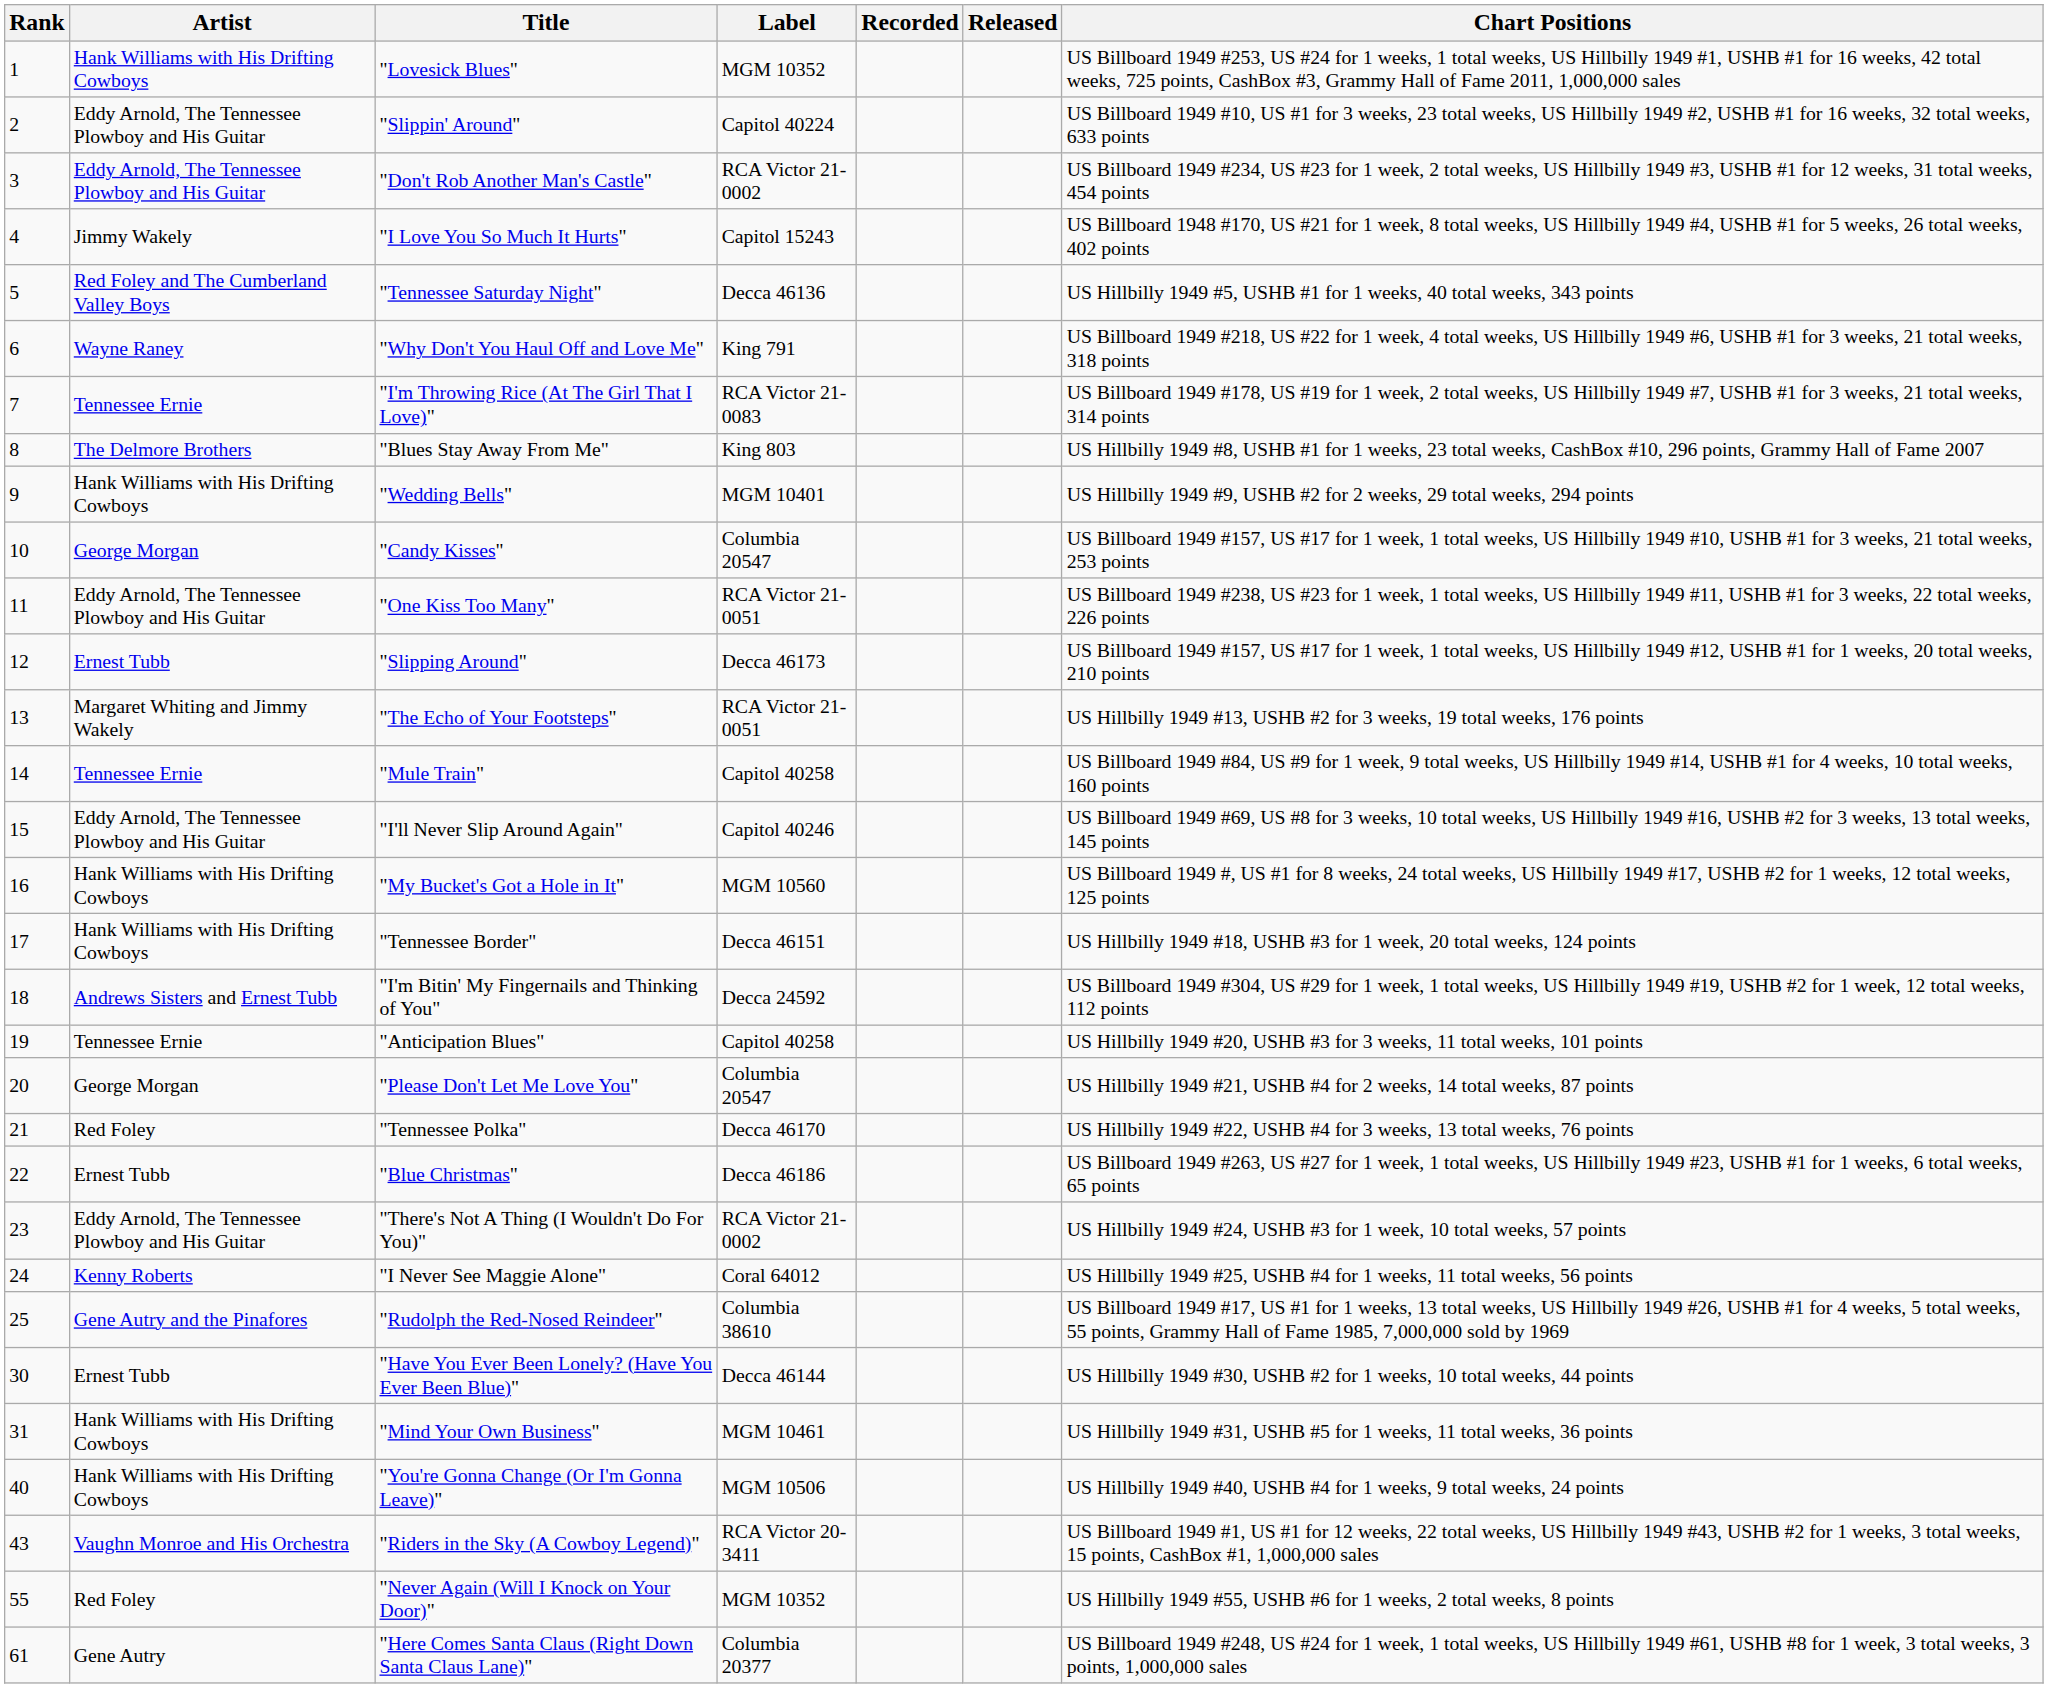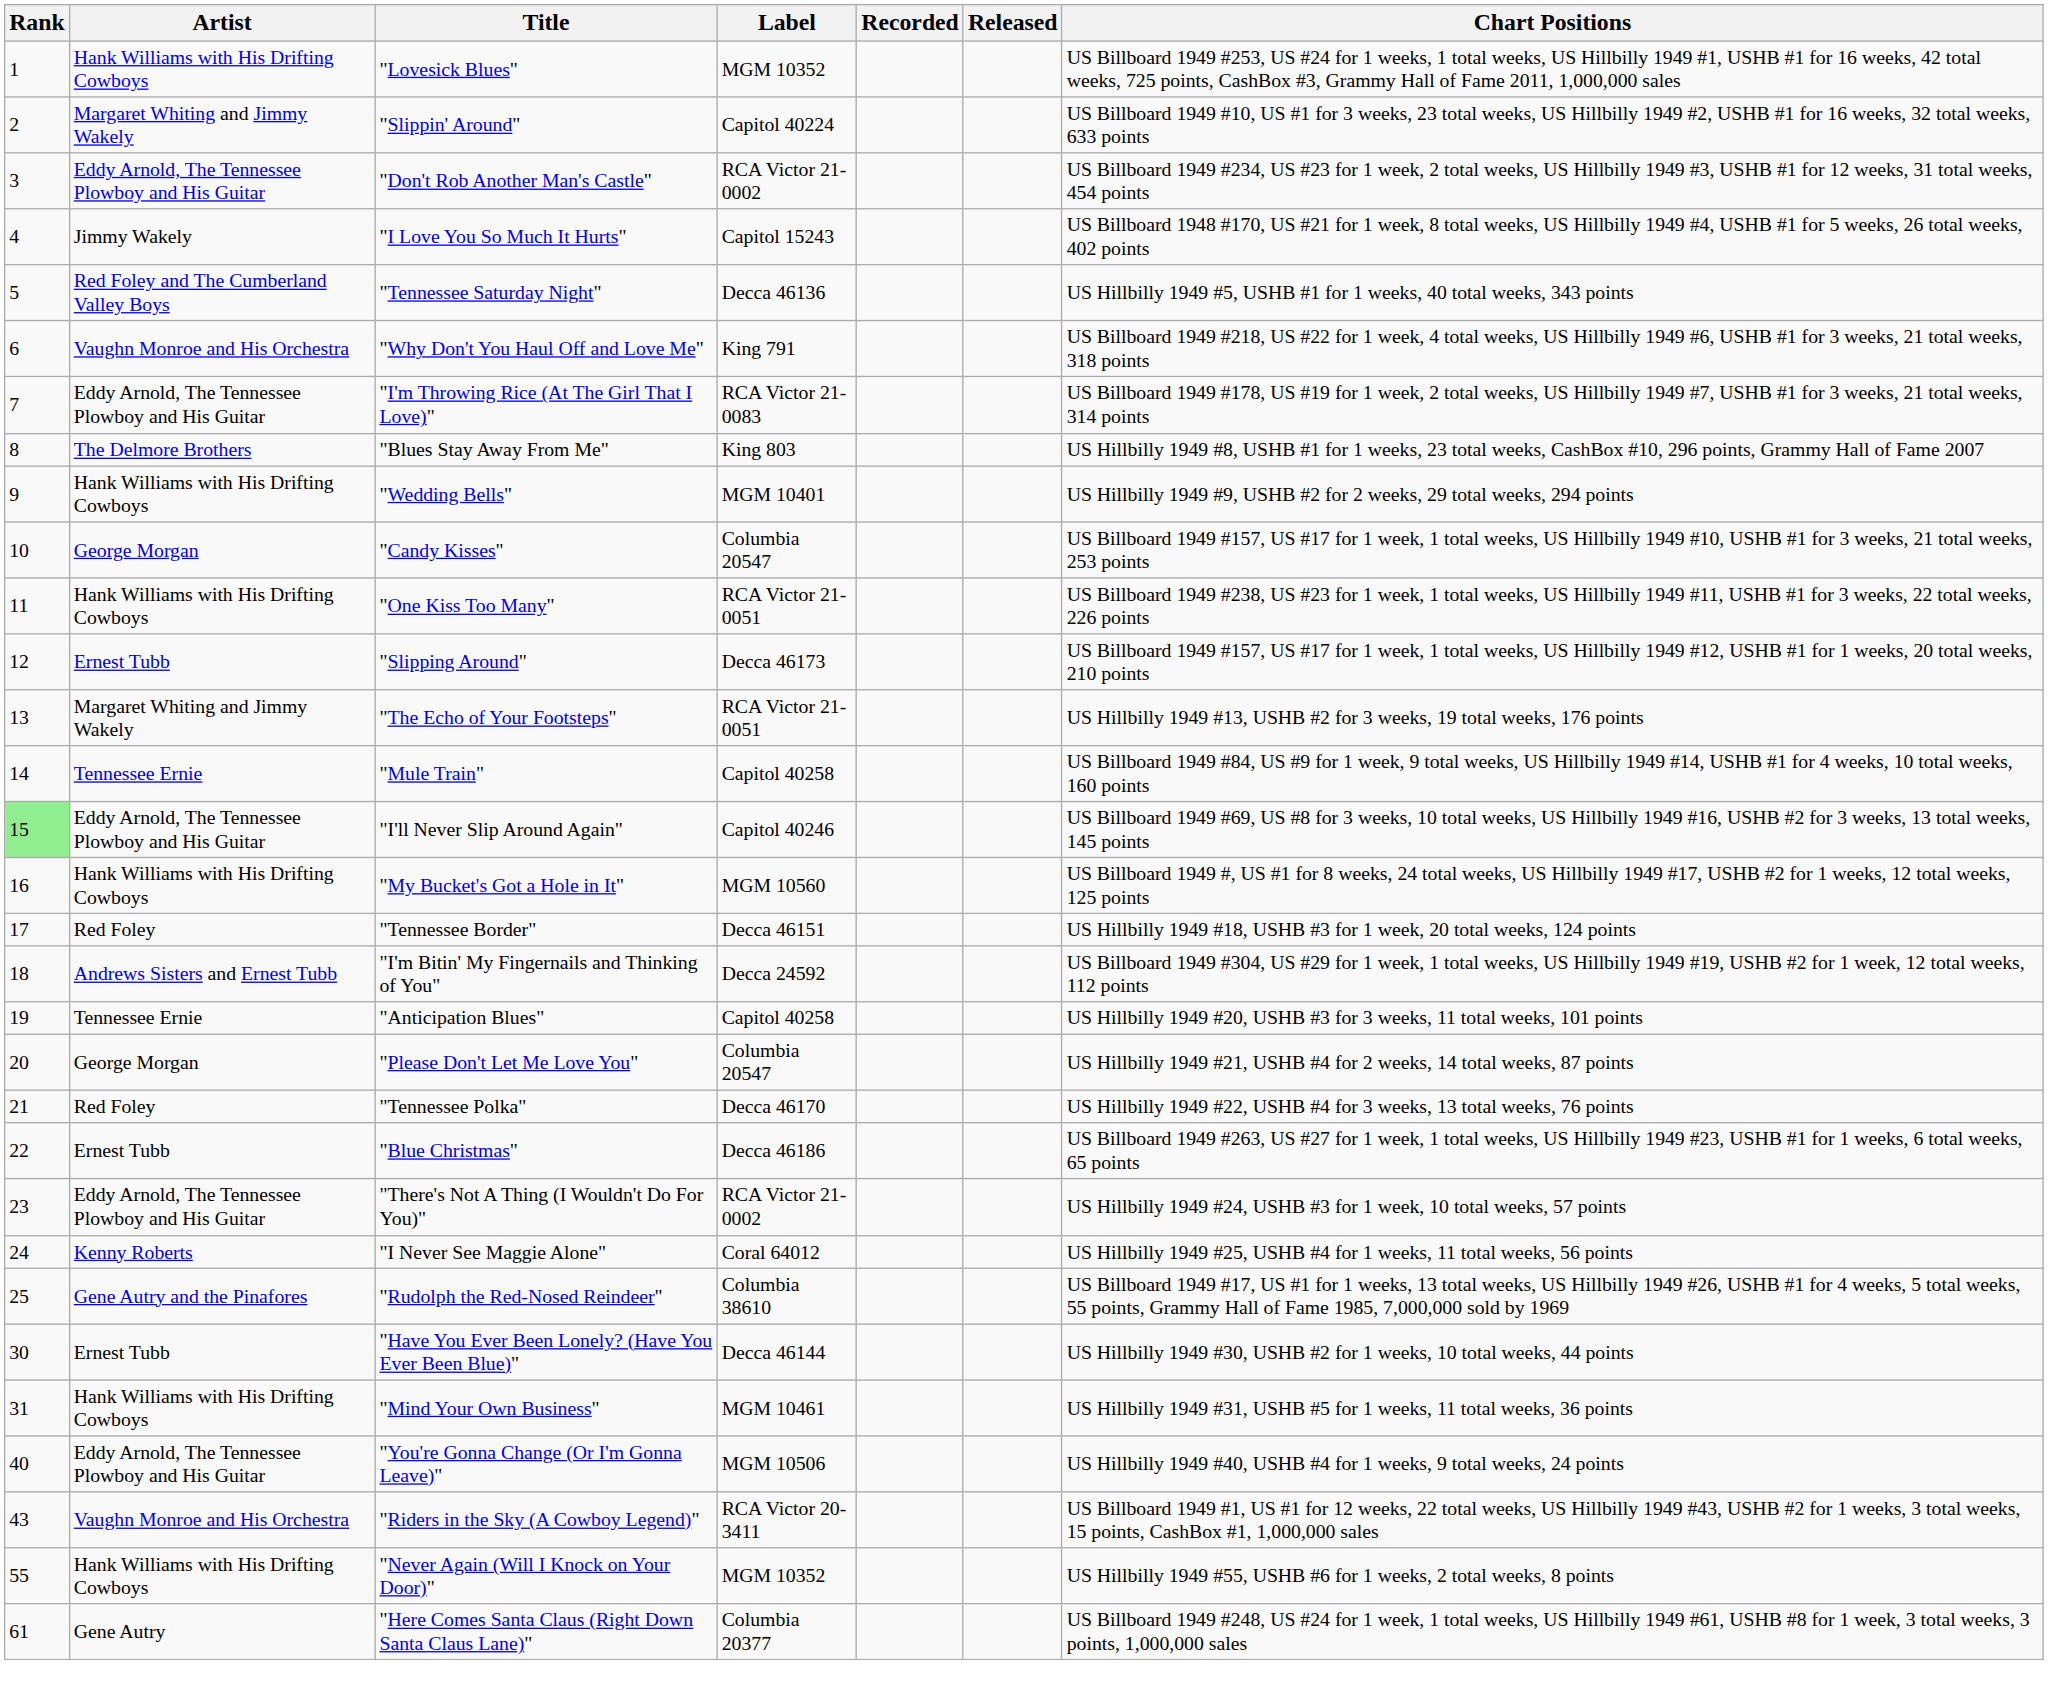(187, 125) Eddy Arnold, The Tennessee Plowboy and His Guitar -> (190, 125) Margaret Whiting and Jimmy Wakely
(129, 349) Wayne Raney -> (211, 349) Vaughn Monroe and His Orchestra
(138, 405) Tennessee Ernie -> (187, 405) Eddy Arnold, The Tennessee Plowboy and His Guitar
(187, 605) Eddy Arnold, The Tennessee Plowboy and His Guitar -> (204, 605) Hank Williams with His Drifting Cowboys
(19, 829) no background -> (19, 829) lightgreen background
(204, 941) Hank Williams with His Drifting Cowboys -> (115, 929) Red Foley
(204, 1487) Hank Williams with His Drifting Cowboys -> (187, 1463) Eddy Arnold, The Tennessee Plowboy and His Guitar
(115, 1599) Red Foley -> (204, 1575) Hank Williams with His Drifting Cowboys
